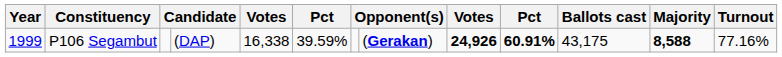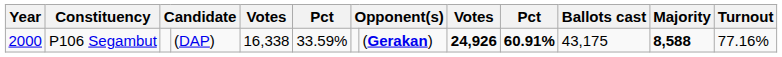(25, 40) 1999 -> (25, 40) 2000
(322, 40) 39.59% -> (322, 40) 33.59%
